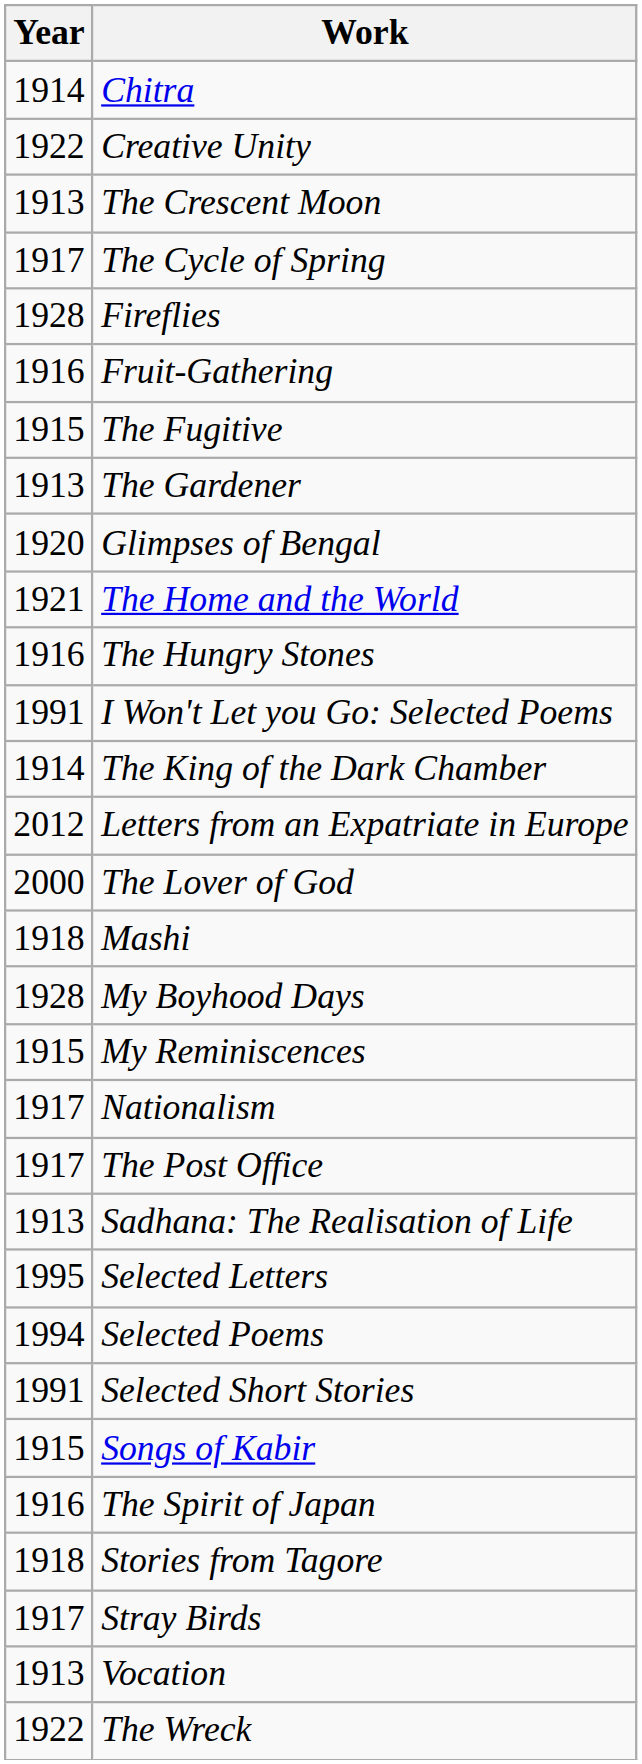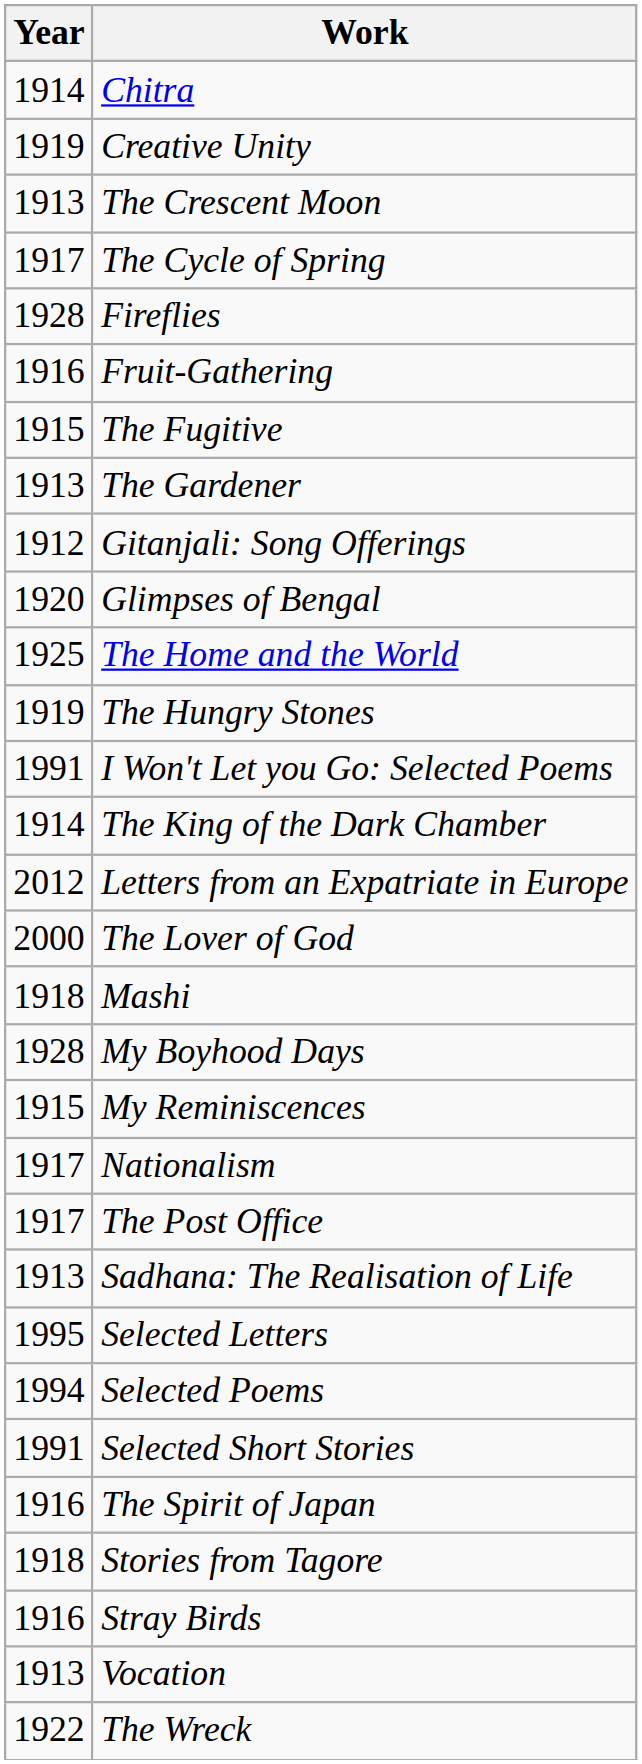(49, 145) 1922 -> (49, 145) 1919
+ row: (284, 542)
(49, 598) 1921 -> (49, 655) 1925
(49, 655) 1916 -> (49, 711) 1919
- row: (208, 1447)
(49, 1617) 1917 -> (49, 1617) 1916
